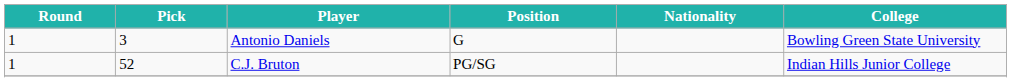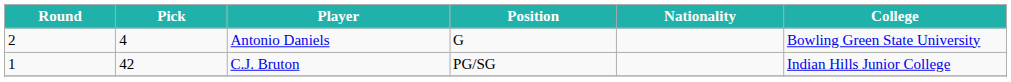(12, 40) 1 -> (12, 40) 2
(123, 40) 3 -> (123, 40) 4
(127, 64) 52 -> (127, 64) 42
